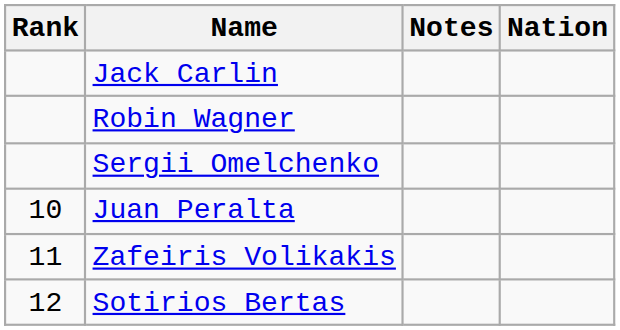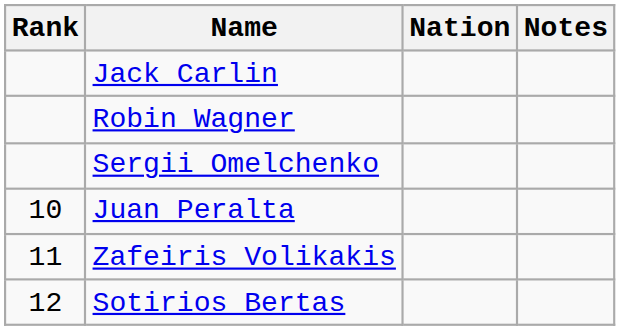columns swapped: (557, 28) <-> (451, 28)
